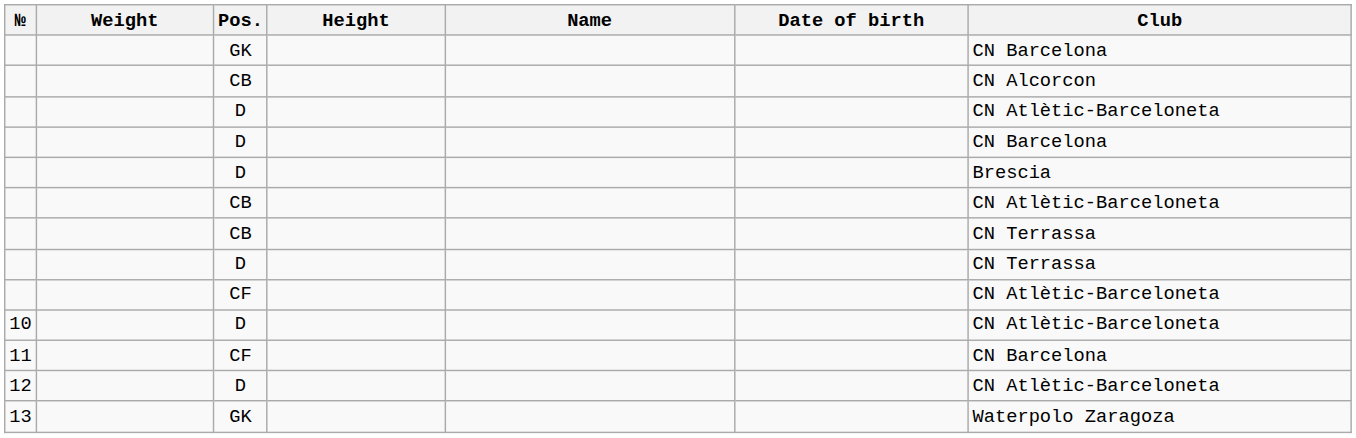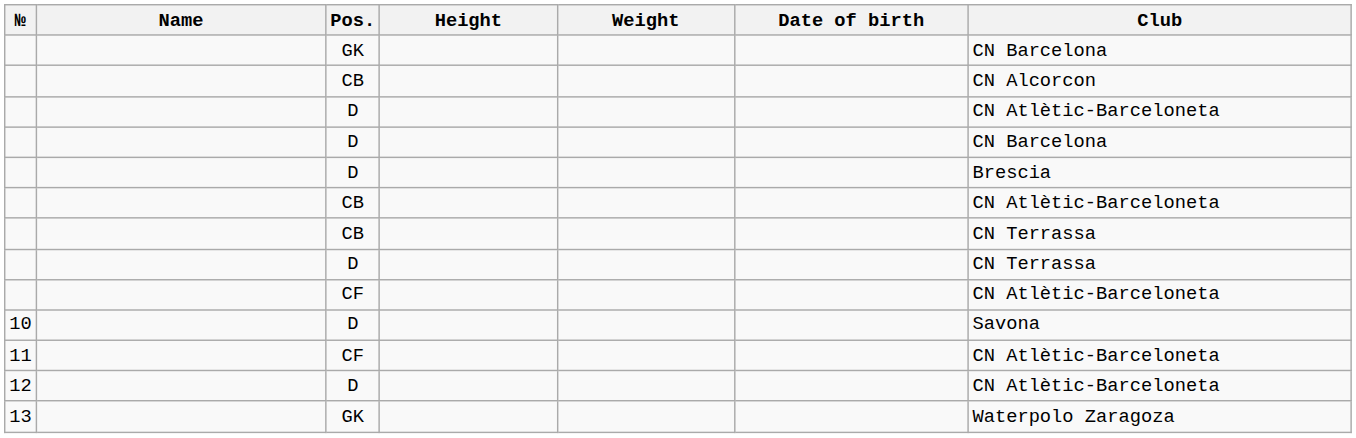columns swapped: (590, 20) <-> (125, 20)
(1096, 325) CN Atlètic-Barceloneta -> (1006, 325) Savona
(1040, 356) CN Barcelona -> (1096, 356) CN Atlètic-Barceloneta
